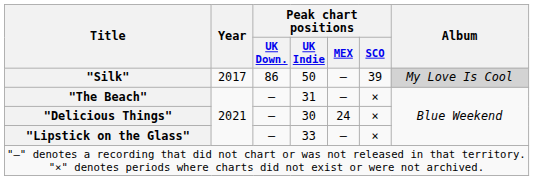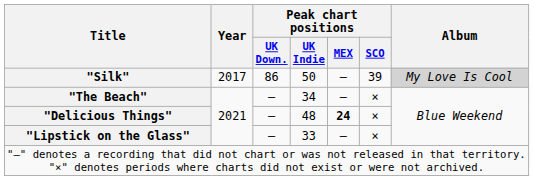(309, 97) 31 -> (309, 97) 34
(309, 116) 30 -> (309, 116) 48
(343, 116) normal -> (343, 116) bold
